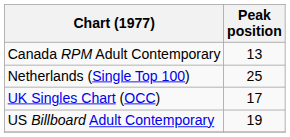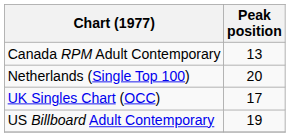(254, 76) 25 -> (254, 76) 20
